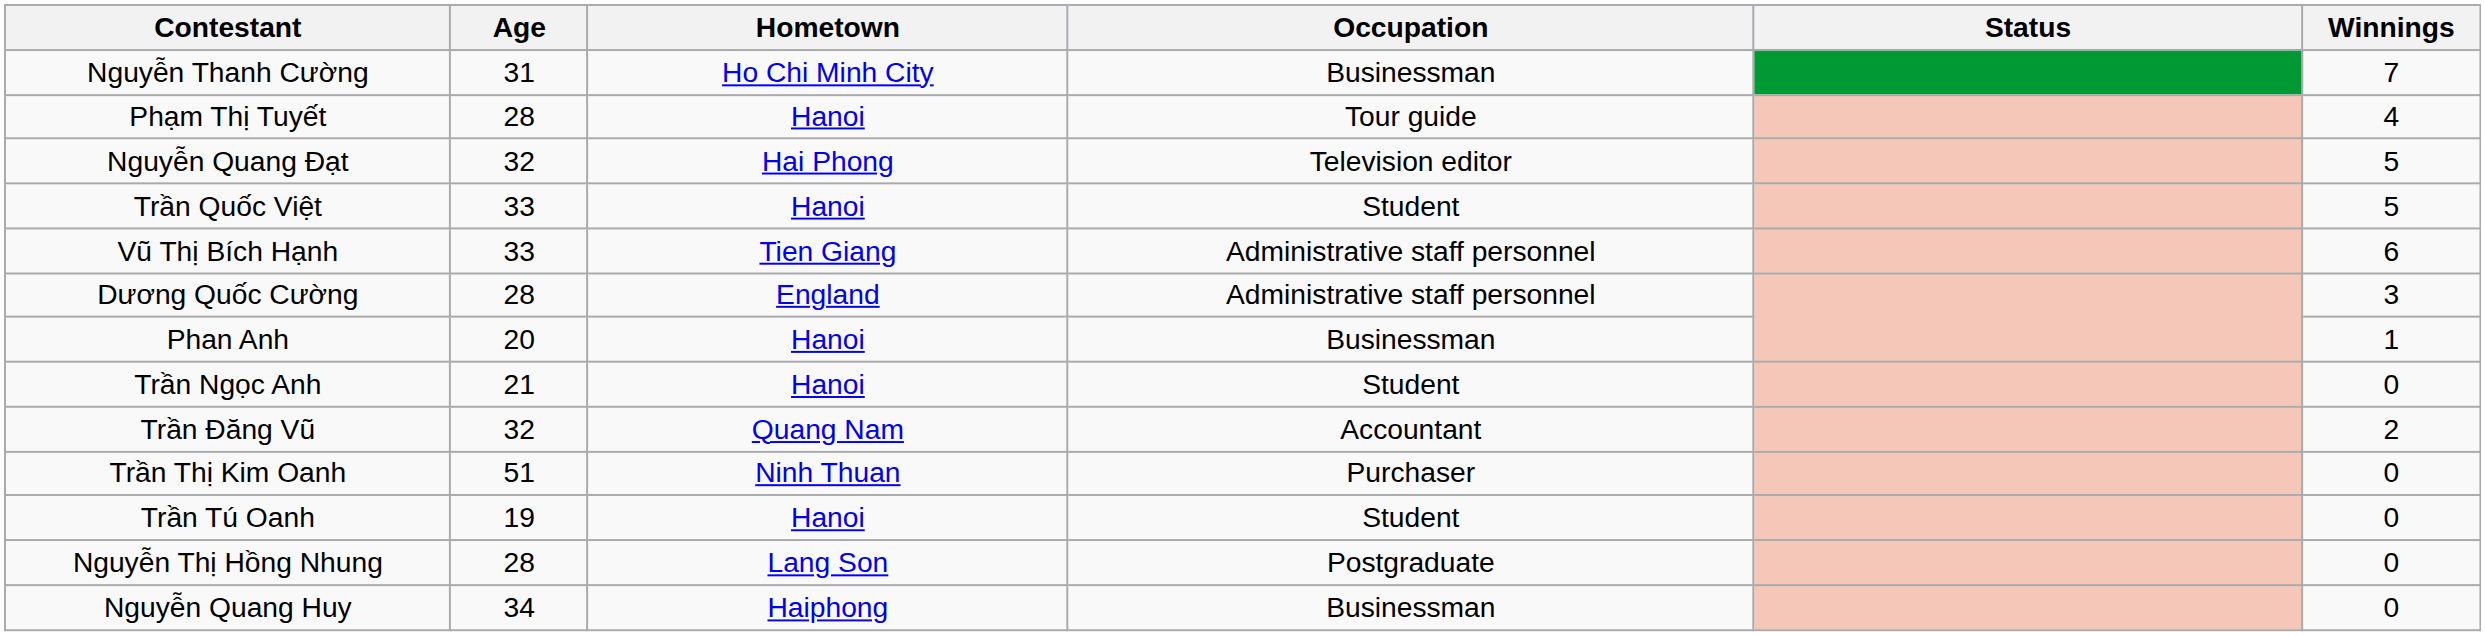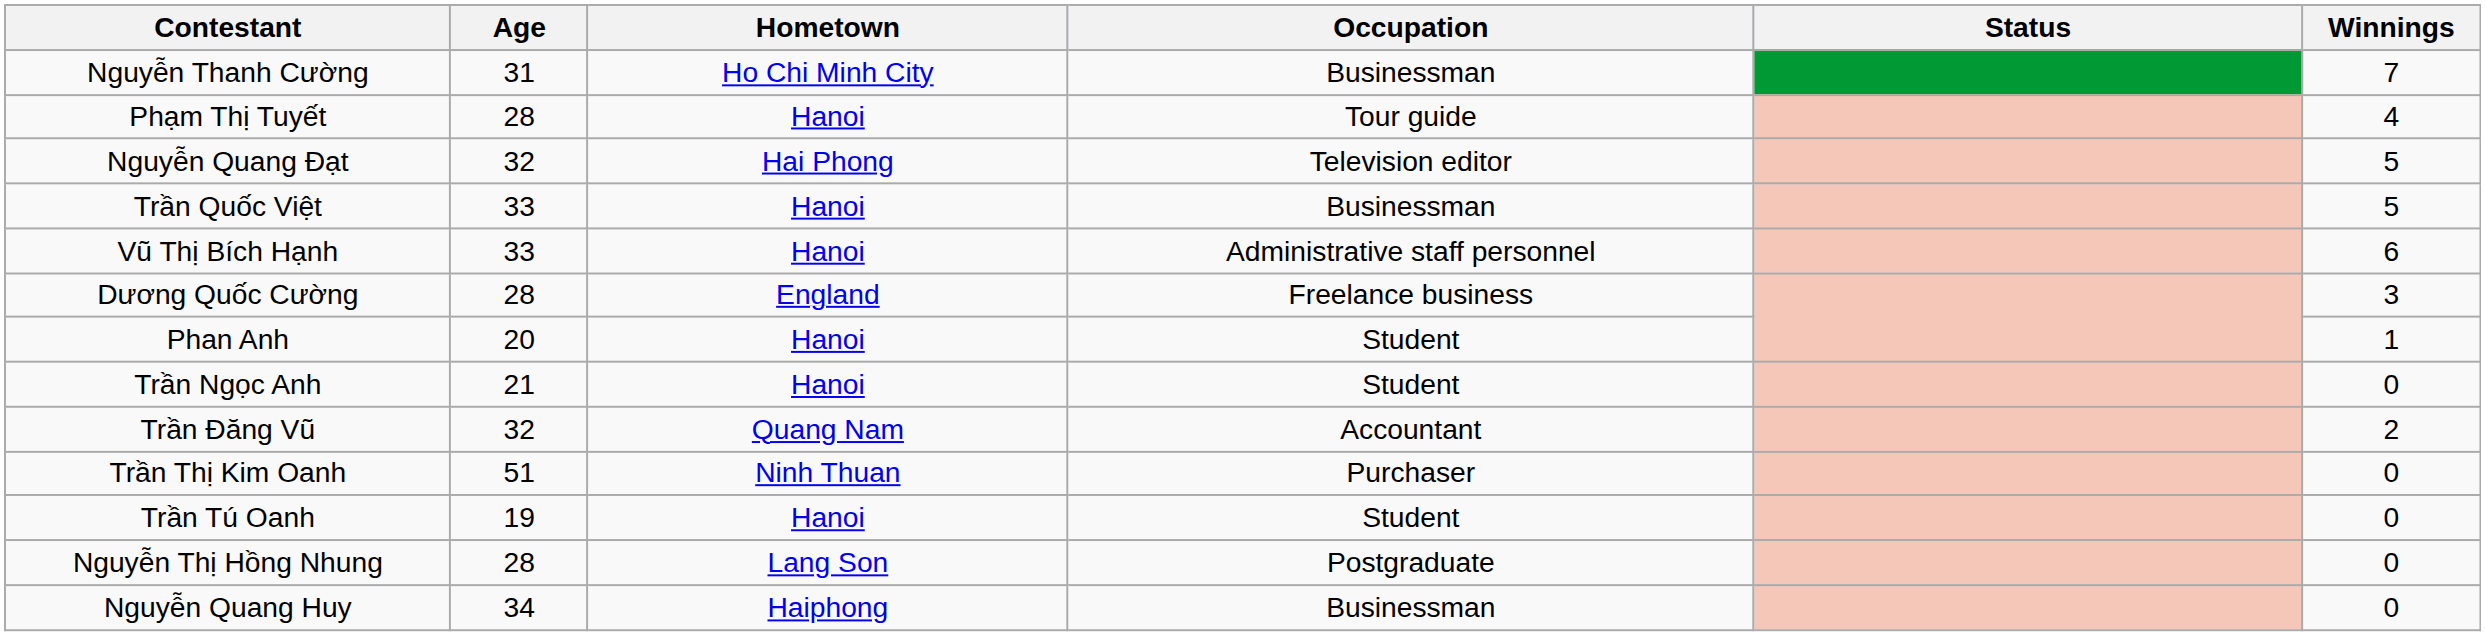(1411, 206) Student -> (1411, 206) Businessman
(828, 251) Tien Giang -> (828, 251) Hanoi
(1411, 295) Administrative staff personnel -> (1411, 295) Freelance business
(1411, 340) Businessman -> (1411, 340) Student
